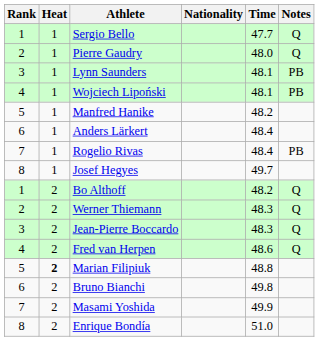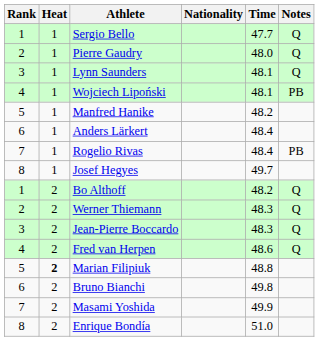(296, 72) PB -> (296, 72) Q
